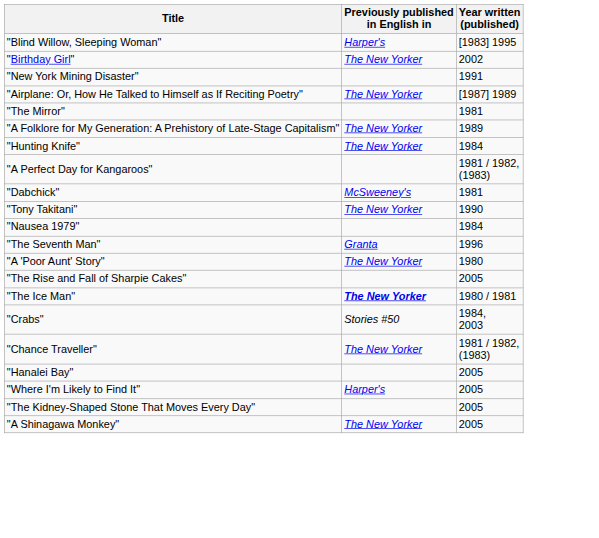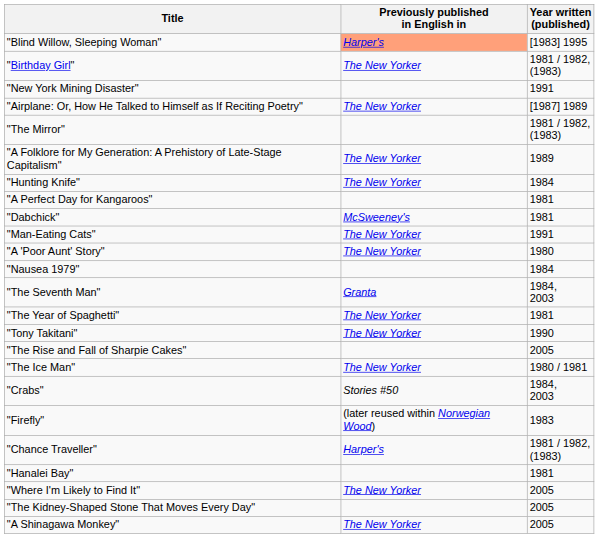(365, 42) no background -> (364, 42) lightsalmon background
(471, 59) 2002 -> (560, 65) 1981 / 1982, (1983)
(471, 111) 1981 -> (560, 130) 1981 / 1982, (1983)
(489, 169) 1981 / 1982, (1983) -> (542, 200) 1981
+ row: (51, 234)
rows swapped: (56, 261) <-> (42, 210)
(471, 244) 1996 -> (543, 292) 1984, 2003
+ row: (63, 315)
(385, 296) bold -> (382, 367) normal
+ row: (26, 420)
(383, 349) The New Yorker -> (364, 450) Harper's
(471, 372) 2005 -> (542, 473) 1981
(365, 389) Harper's -> (382, 490) The New Yorker
